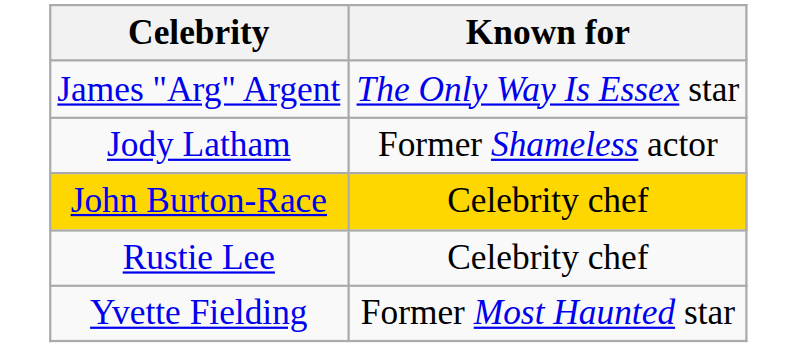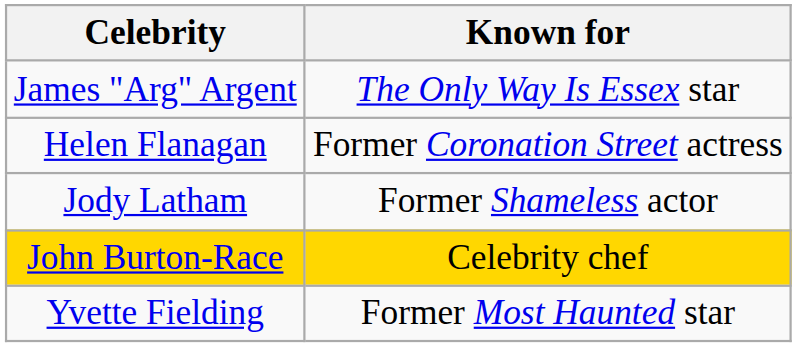+ row: (155, 144)
- row: (199, 256)
